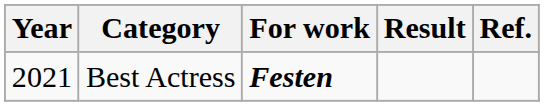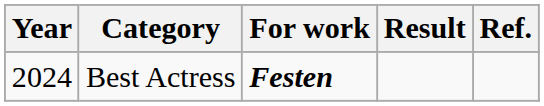(42, 76) 2021 -> (42, 76) 2024
